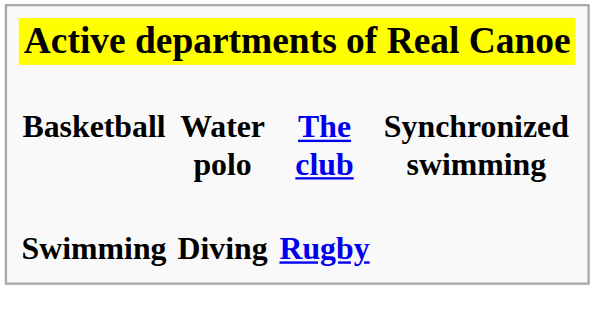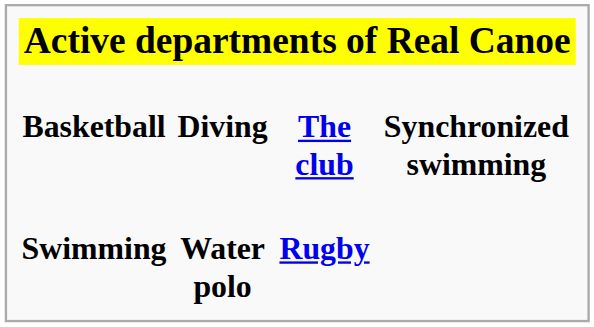(223, 146) Water polo -> (223, 127) Diving
(223, 249) Diving -> (223, 268) Water polo
